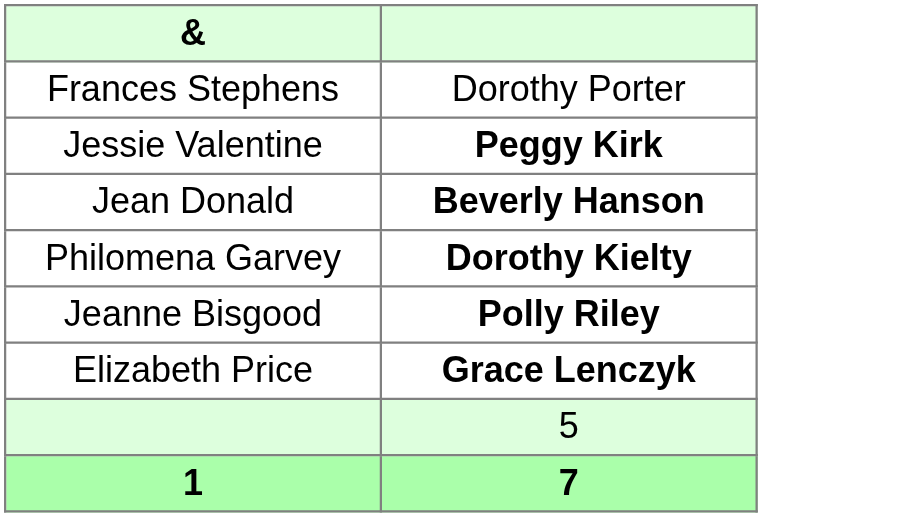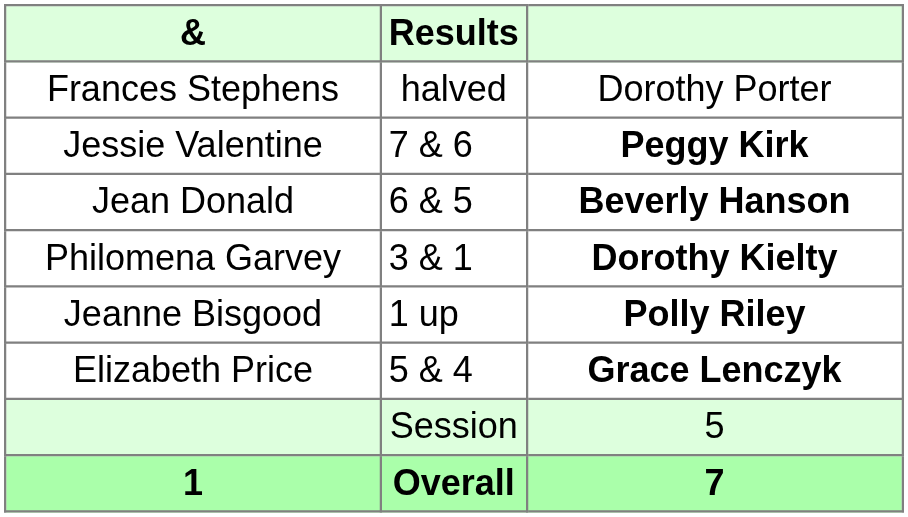+ column: (454, 32)
